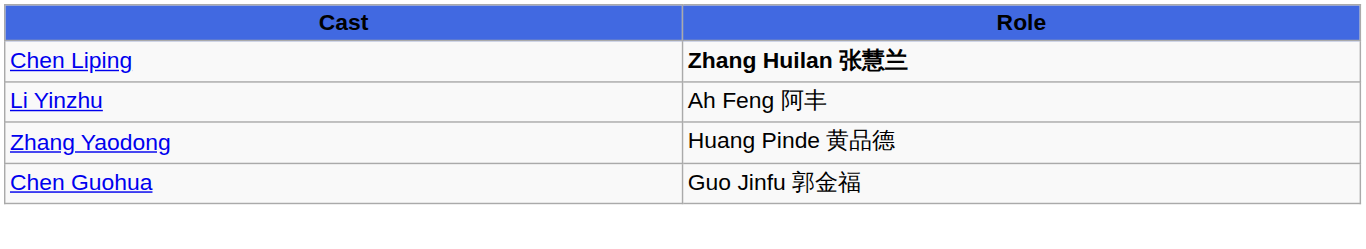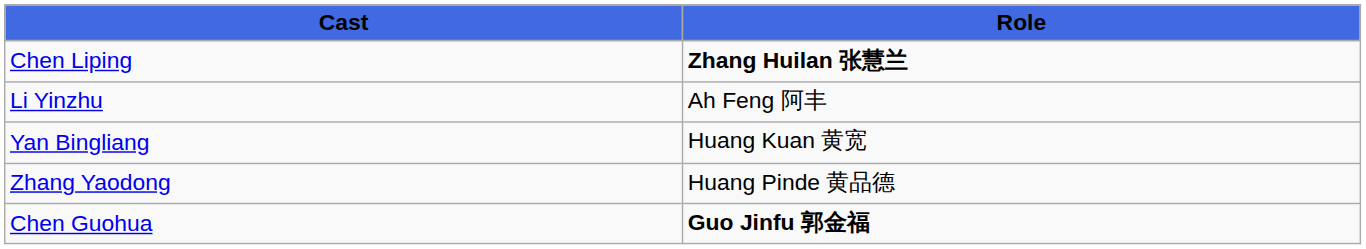+ row: (80, 142)
(774, 182) normal -> (779, 222) bold
